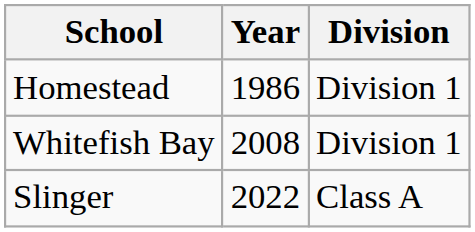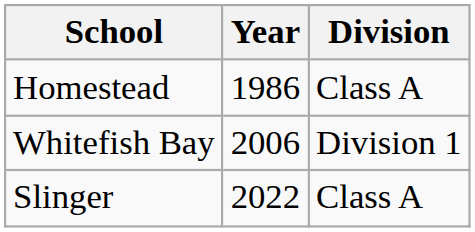(389, 87) Division 1 -> (370, 87) Class A
(265, 142) 2008 -> (265, 142) 2006
